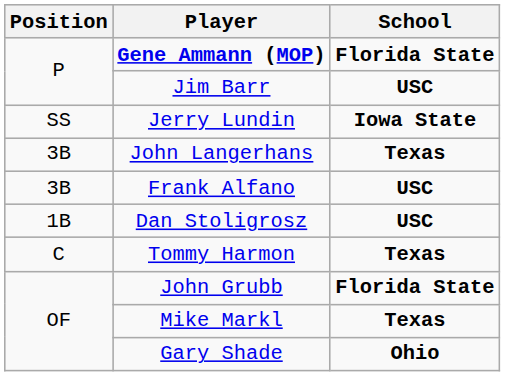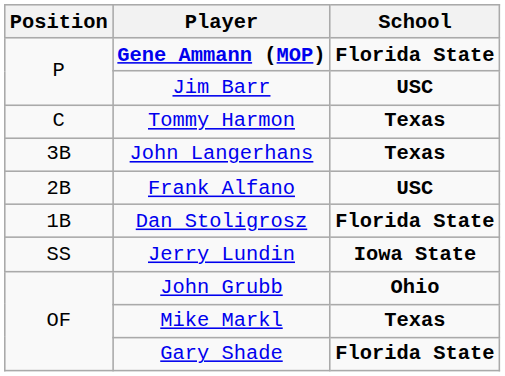rows swapped: (221, 254) <-> (221, 121)
(59, 188) 3B -> (59, 188) 2B
(415, 221) USC -> (415, 221) Florida State
(415, 288) Florida State -> (415, 288) Ohio
(415, 354) Ohio -> (415, 354) Florida State
